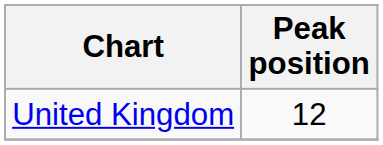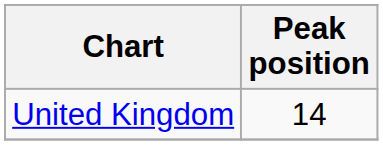(309, 113) 12 -> (309, 113) 14
